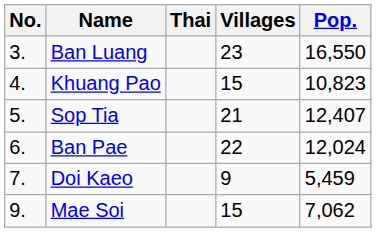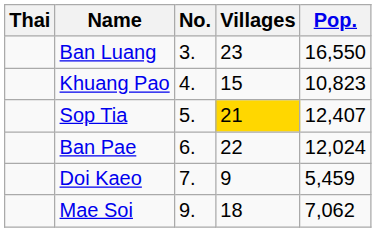columns swapped: (25, 20) <-> (191, 20)
(231, 115) no background -> (231, 115) gold background
(231, 210) 15 -> (231, 210) 18
